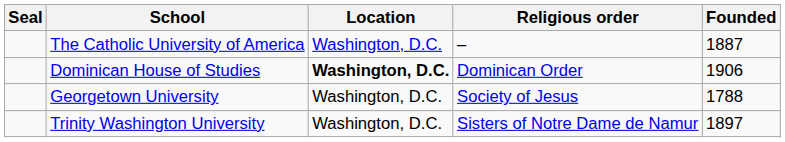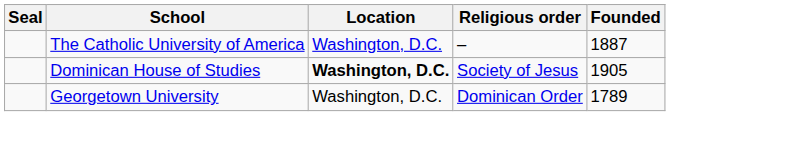(520, 70) Dominican Order -> (518, 70) Society of Jesus
(725, 70) 1906 -> (609, 70) 1905
(518, 96) Society of Jesus -> (520, 96) Dominican Order
(725, 96) 1788 -> (609, 96) 1789
- row: (157, 123)
